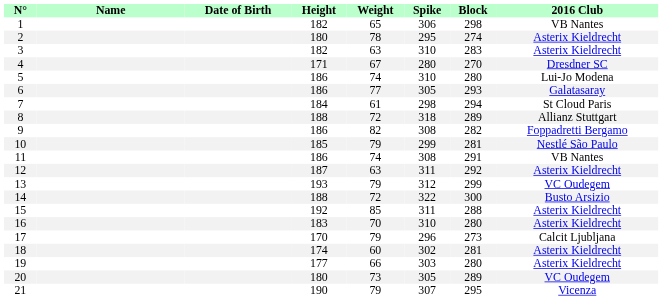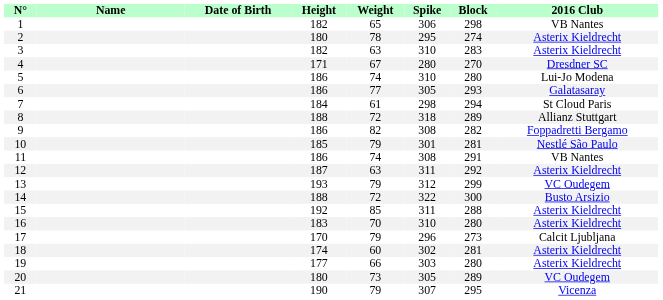(427, 143) 299 -> (427, 143) 301
